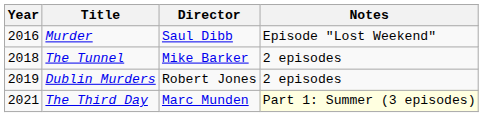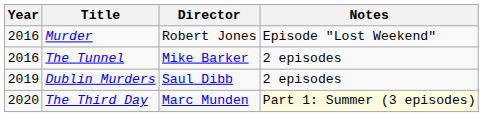(197, 37) Saul Dibb -> (209, 37) Robert Jones
(23, 58) 2018 -> (23, 58) 2016
(209, 79) Robert Jones -> (197, 79) Saul Dibb
(23, 101) 2021 -> (23, 101) 2020
